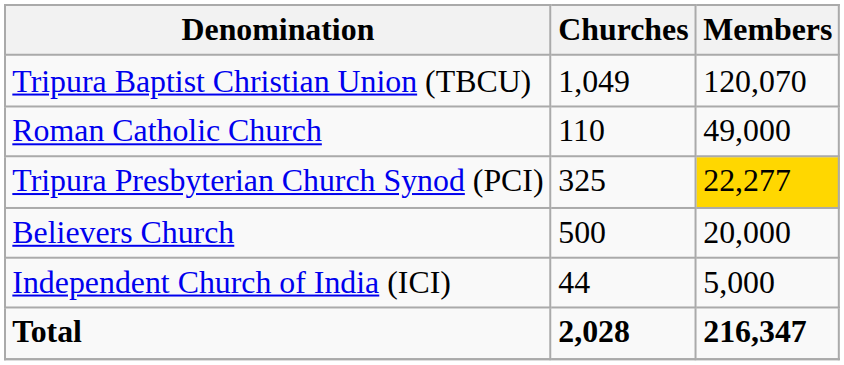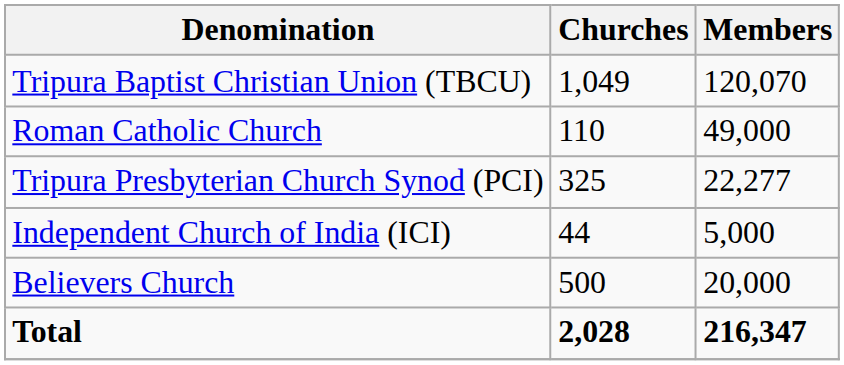(747, 181) gold background -> (747, 181) no background
rows swapped: (123, 231) <-> (232, 282)
